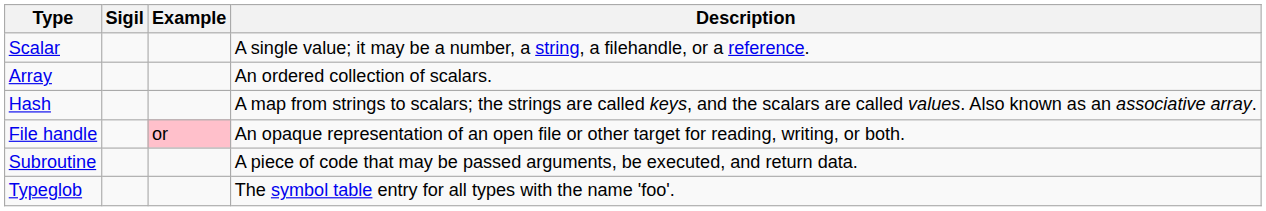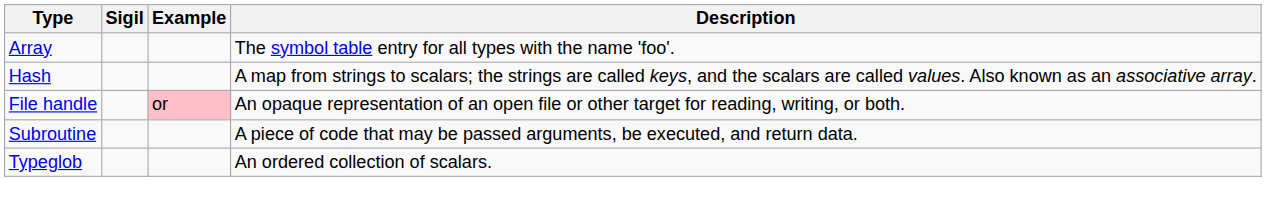- row: (34, 47)
(363, 76) An ordered collection of scalars. -> (455, 47) The symbol table entry for all types with the name 'foo'.
(455, 190) The symbol table entry for all types with the name 'foo'. -> (363, 162) An ordered collection of scalars.
